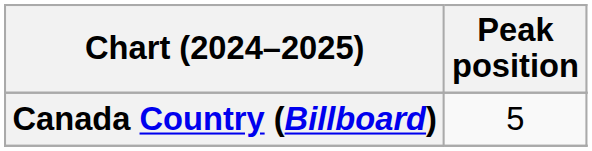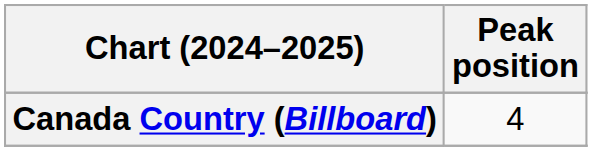(515, 118) 5 -> (515, 118) 4
